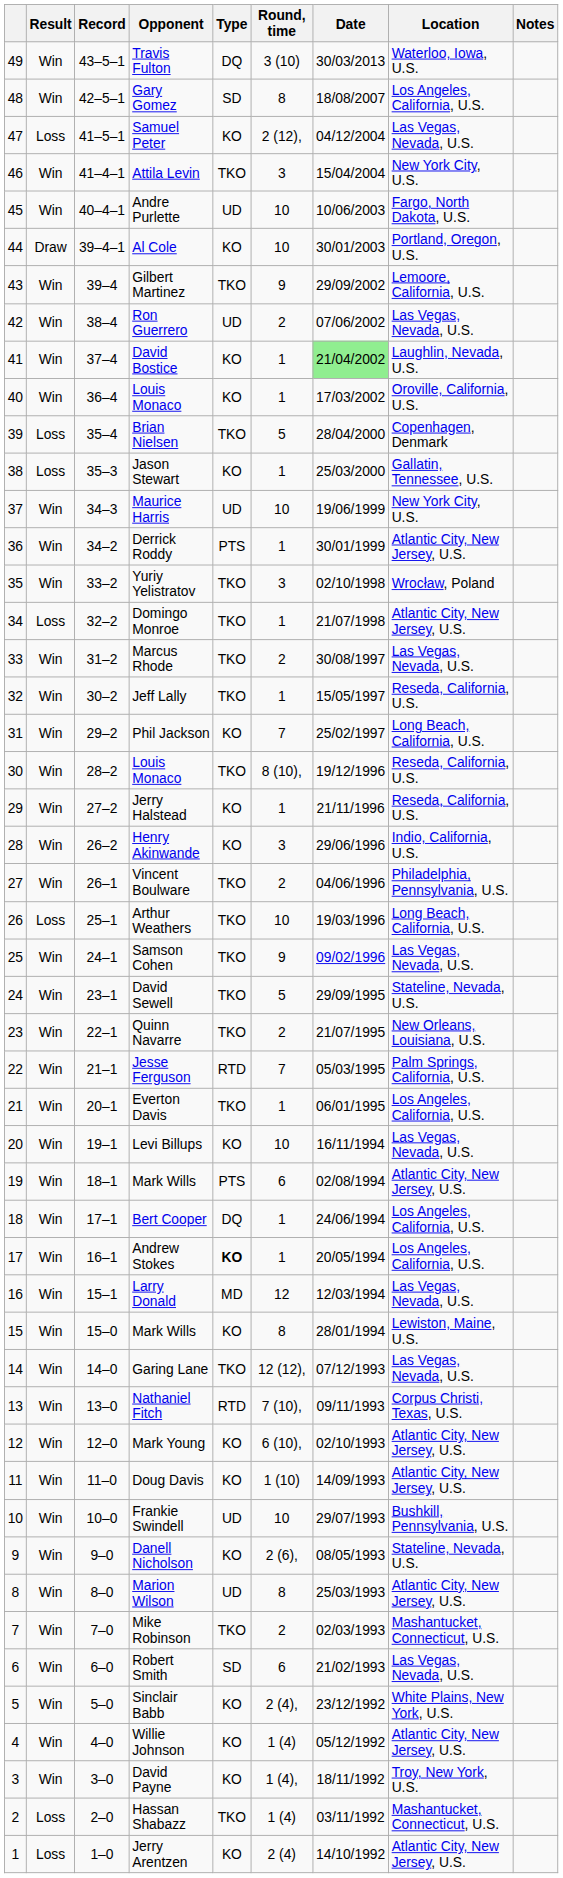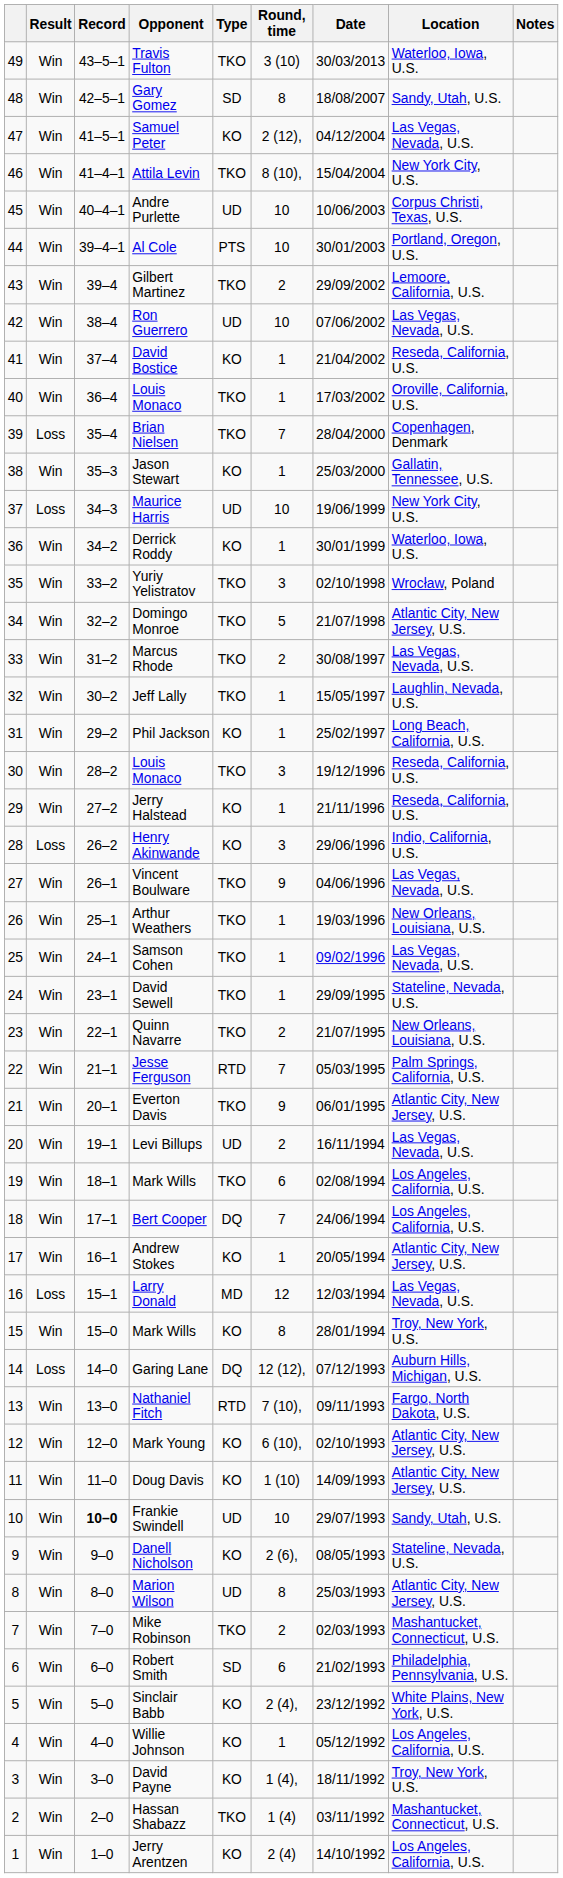(232, 61) DQ -> (232, 61) TKO
(438, 98) Los Angeles, California, U.S. -> (446, 98) Sandy, Utah, U.S.
(51, 135) Loss -> (51, 135) Win
(282, 173) 3 -> (282, 173) 8 (10),
(431, 210) Fargo, North Dakota, U.S. -> (437, 210) Corpus Christi, Texas, U.S.
(51, 248) Draw -> (51, 248) Win
(232, 248) KO -> (232, 248) PTS
(282, 285) 9 -> (282, 285) 2
(282, 322) 2 -> (282, 322) 10
(351, 360) lightgreen background -> (351, 360) no background
(447, 360) Laughlin, Nevada, U.S. -> (450, 360) Reseda, California, U.S.
(232, 397) KO -> (232, 397) TKO
(282, 434) 5 -> (282, 434) 7
(51, 472) Loss -> (51, 472) Win
(51, 509) Win -> (51, 509) Loss
(232, 546) PTS -> (232, 546) KO
(445, 546) Atlantic City, New Jersey, U.S. -> (439, 546) Waterloo, Iowa, U.S.
(51, 621) Loss -> (51, 621) Win
(282, 621) 1 -> (282, 621) 5
(450, 696) Reseda, California, U.S. -> (447, 696) Laughlin, Nevada, U.S.
(282, 733) 7 -> (282, 733) 1
(282, 771) 8 (10), -> (282, 771) 3
(51, 845) Win -> (51, 845) Loss
(282, 883) 2 -> (282, 883) 9
(450, 883) Philadelphia, Pennsylvania, U.S. -> (433, 883) Las Vegas, Nevada, U.S.
(51, 920) Loss -> (51, 920) Win
(282, 920) 10 -> (282, 920) 1
(438, 920) Long Beach, California, U.S. -> (439, 920) New Orleans, Louisiana, U.S.
(282, 957) 9 -> (282, 957) 1
(282, 995) 5 -> (282, 995) 1
(282, 1107) 1 -> (282, 1107) 9
(438, 1107) Los Angeles, California, U.S. -> (445, 1107) Atlantic City, New Jersey, U.S.
(232, 1144) KO -> (232, 1144) UD
(282, 1144) 10 -> (282, 1144) 2
(232, 1182) PTS -> (232, 1182) TKO
(445, 1182) Atlantic City, New Jersey, U.S. -> (438, 1182) Los Angeles, California, U.S.
(282, 1219) 1 -> (282, 1219) 7
(232, 1256) bold -> (232, 1256) normal
(438, 1256) Los Angeles, California, U.S. -> (445, 1256) Atlantic City, New Jersey, U.S.
(51, 1294) Win -> (51, 1294) Loss
(443, 1331) Lewiston, Maine, U.S. -> (440, 1331) Troy, New York, U.S.
(51, 1369) Win -> (51, 1369) Loss
(232, 1369) TKO -> (232, 1369) DQ
(433, 1369) Las Vegas, Nevada, U.S. -> (437, 1369) Auburn Hills, Michigan, U.S.
(437, 1406) Corpus Christi, Texas, U.S. -> (431, 1406) Fargo, North Dakota, U.S.
(102, 1518) normal -> (102, 1518) bold
(450, 1518) Bushkill, Pennsylvania, U.S. -> (446, 1518) Sandy, Utah, U.S.
(433, 1667) Las Vegas, Nevada, U.S. -> (450, 1667) Philadelphia, Pennsylvania, U.S.
(282, 1742) 1 (4) -> (282, 1742) 1
(445, 1742) Atlantic City, New Jersey, U.S. -> (438, 1742) Los Angeles, California, U.S.
(51, 1817) Loss -> (51, 1817) Win
(51, 1854) Loss -> (51, 1854) Win
(445, 1854) Atlantic City, New Jersey, U.S. -> (438, 1854) Los Angeles, California, U.S.
